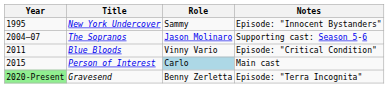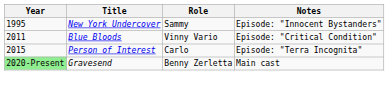- row: (97, 37)
(176, 63) lightblue background -> (176, 50) no background
(258, 63) Main cast -> (299, 50) Episode: "Terra Incognita"
(299, 77) Episode: "Terra Incognita" -> (258, 63) Main cast
